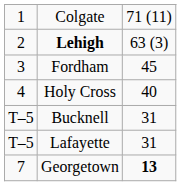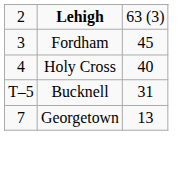- row: (80, 17)
- row: (80, 142)
(149, 167) bold -> (145, 117) normal
